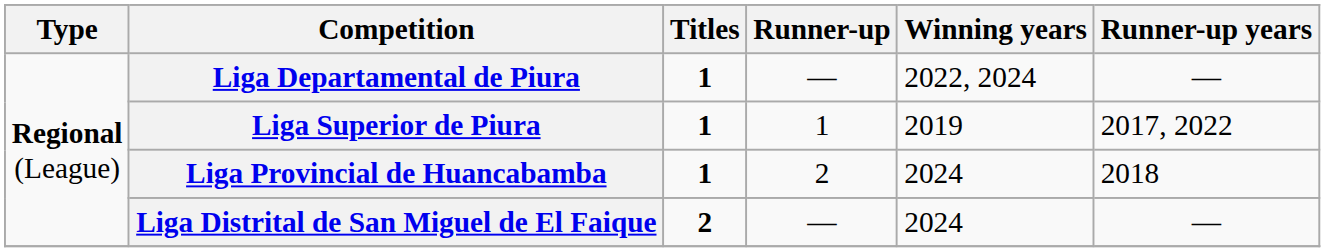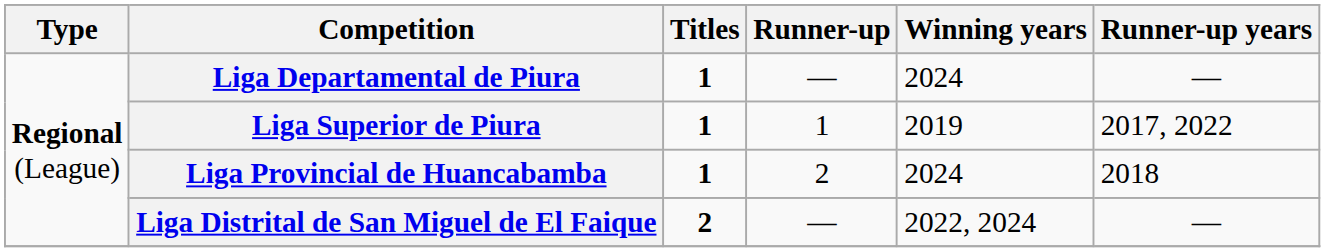(970, 77) 2022, 2024 -> (934, 77) 2024
(934, 222) 2024 -> (970, 222) 2022, 2024
